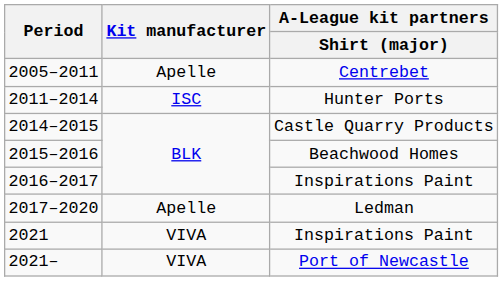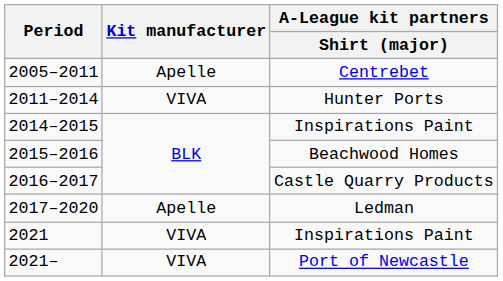(186, 100) ISC -> (186, 100) VIVA
(384, 127) Castle Quarry Products -> (384, 127) Inspirations Paint
(384, 181) Inspirations Paint -> (384, 181) Castle Quarry Products
